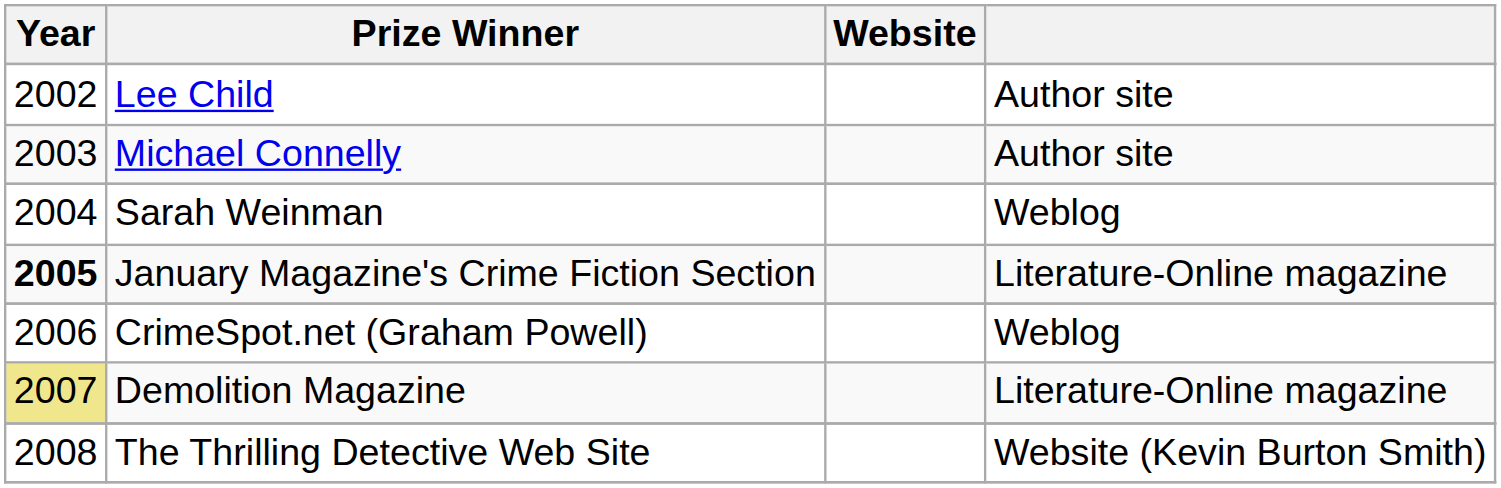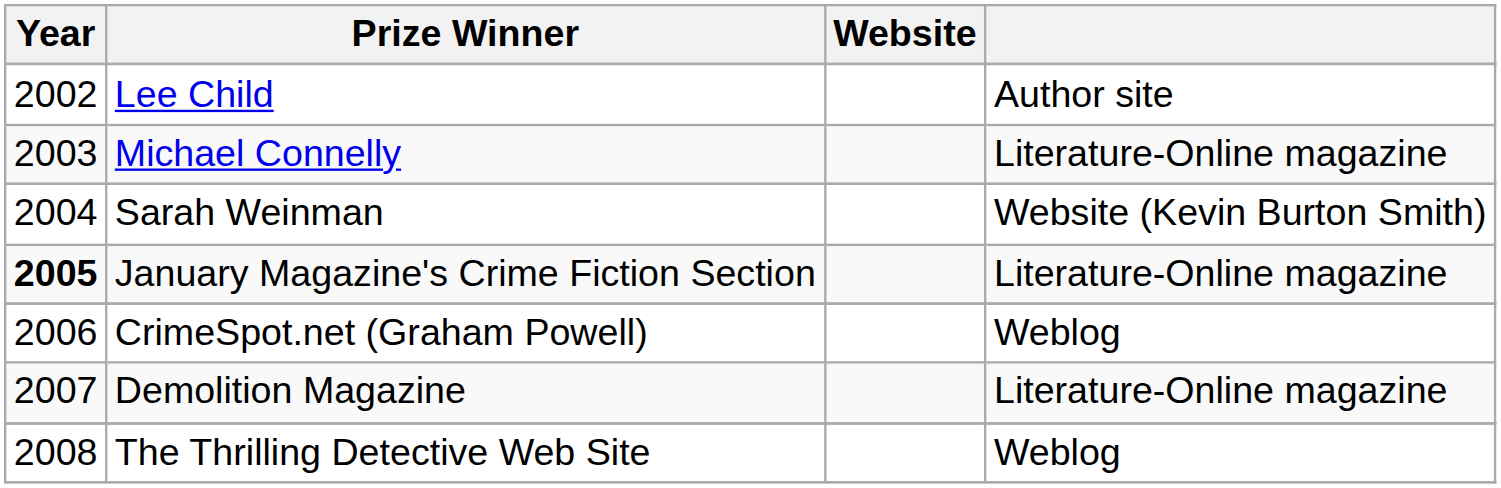(1084, 153) Author site -> (1221, 153) Literature-Online magazine
(1057, 213) Weblog -> (1240, 213) Website (Kevin Burton Smith)
(56, 392) khaki background -> (56, 392) no background
(1240, 451) Website (Kevin Burton Smith) -> (1057, 451) Weblog
